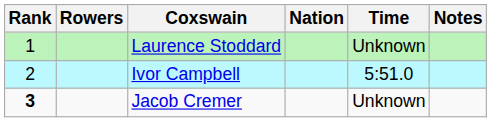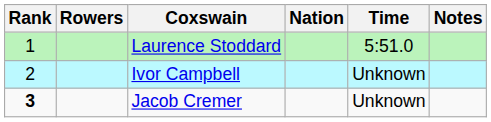(389, 46) Unknown -> (389, 46) 5:51.0
(389, 74) 5:51.0 -> (389, 74) Unknown
